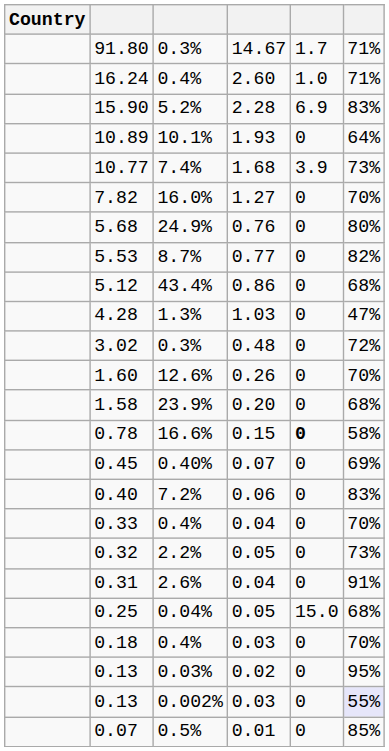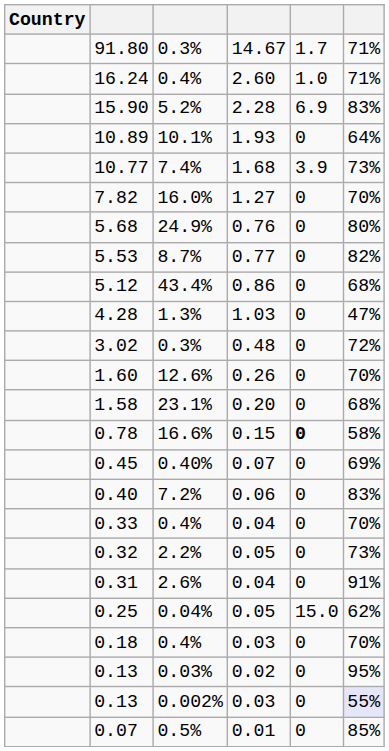(185, 405) 23.9% -> (185, 405) 23.1%
(364, 613) 68% -> (364, 613) 62%
